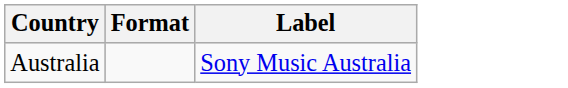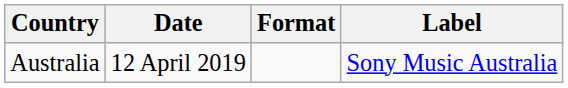+ column: (178, 23)
